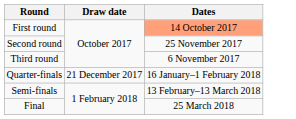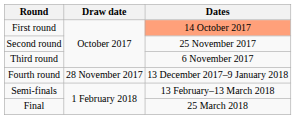+ row: (34, 75)
- row: (34, 75)
